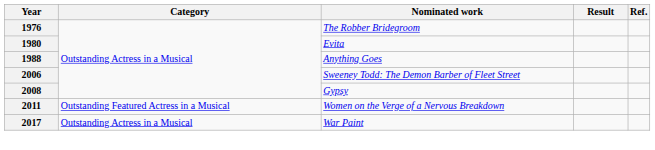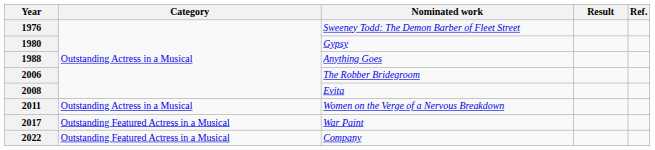(372, 28) The Robber Bridegroom -> (422, 28) Sweeney Todd: The Demon Barber of Fleet Street
(334, 43) Evita -> (336, 43) Gypsy
(422, 75) Sweeney Todd: The Demon Barber of Fleet Street -> (372, 75) The Robber Bridegroom
(336, 91) Gypsy -> (334, 91) Evita
(145, 106) Outstanding Featured Actress in a Musical -> (127, 106) Outstanding Actress in a Musical
(127, 122) Outstanding Actress in a Musical -> (145, 122) Outstanding Featured Actress in a Musical
+ row: (31, 138)
